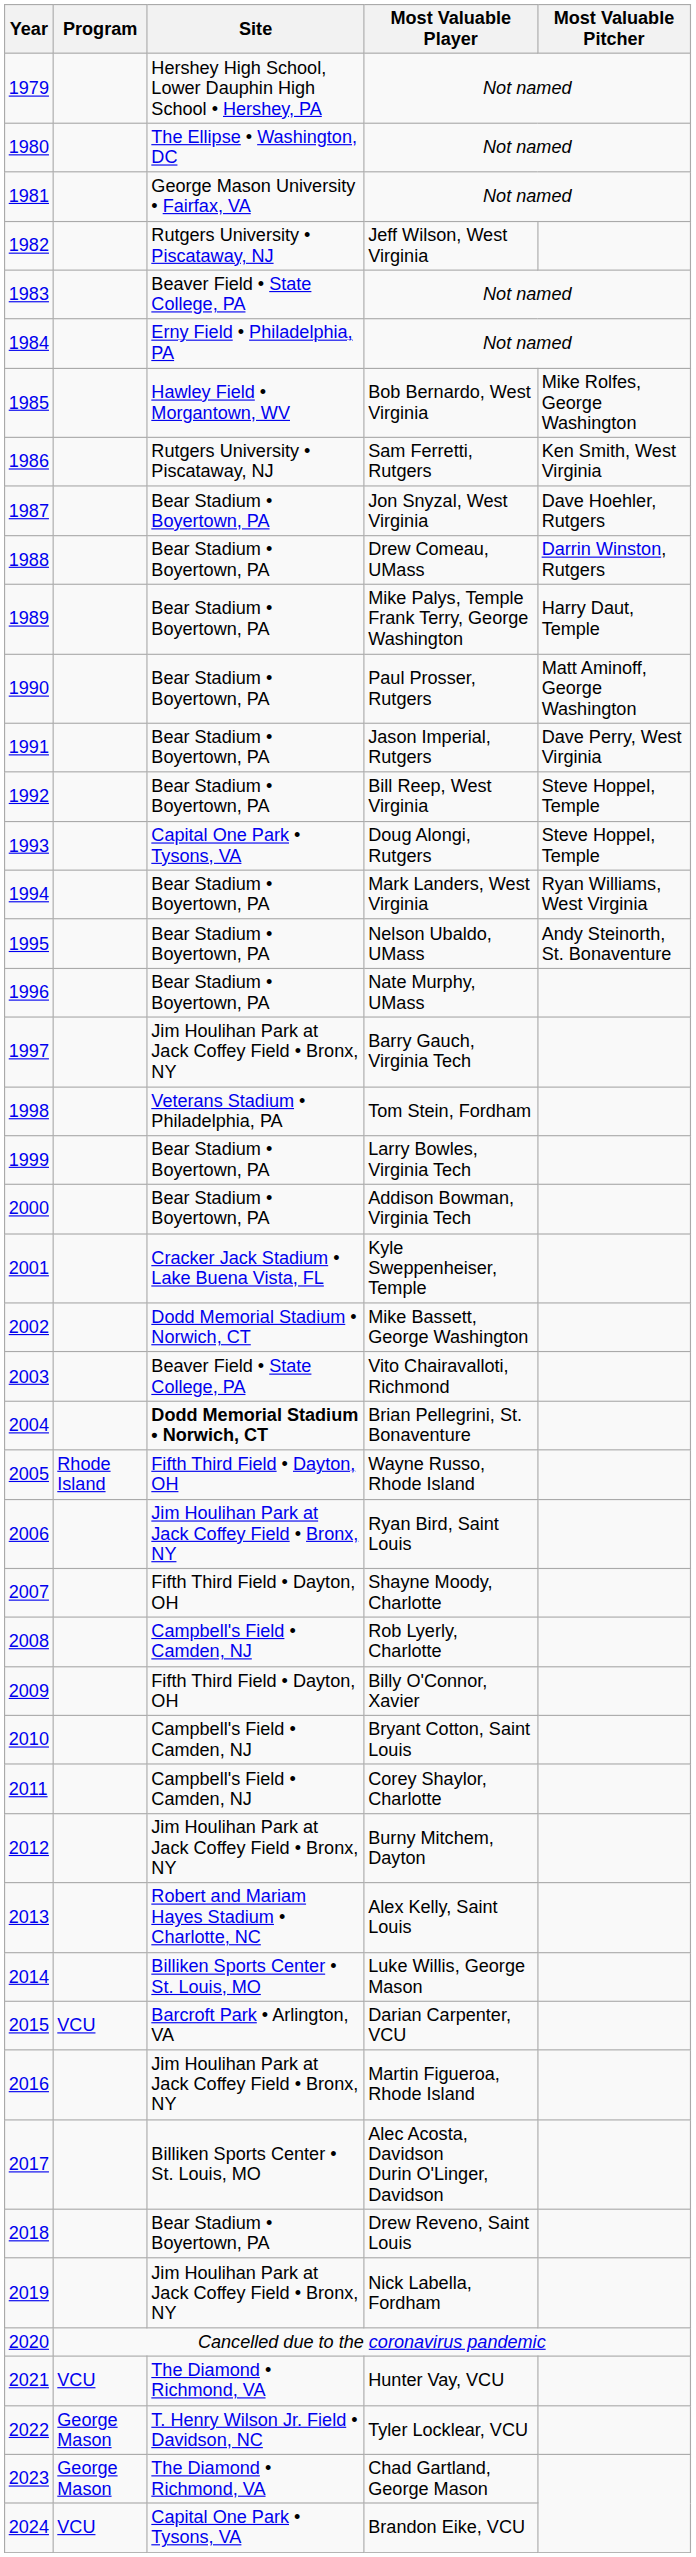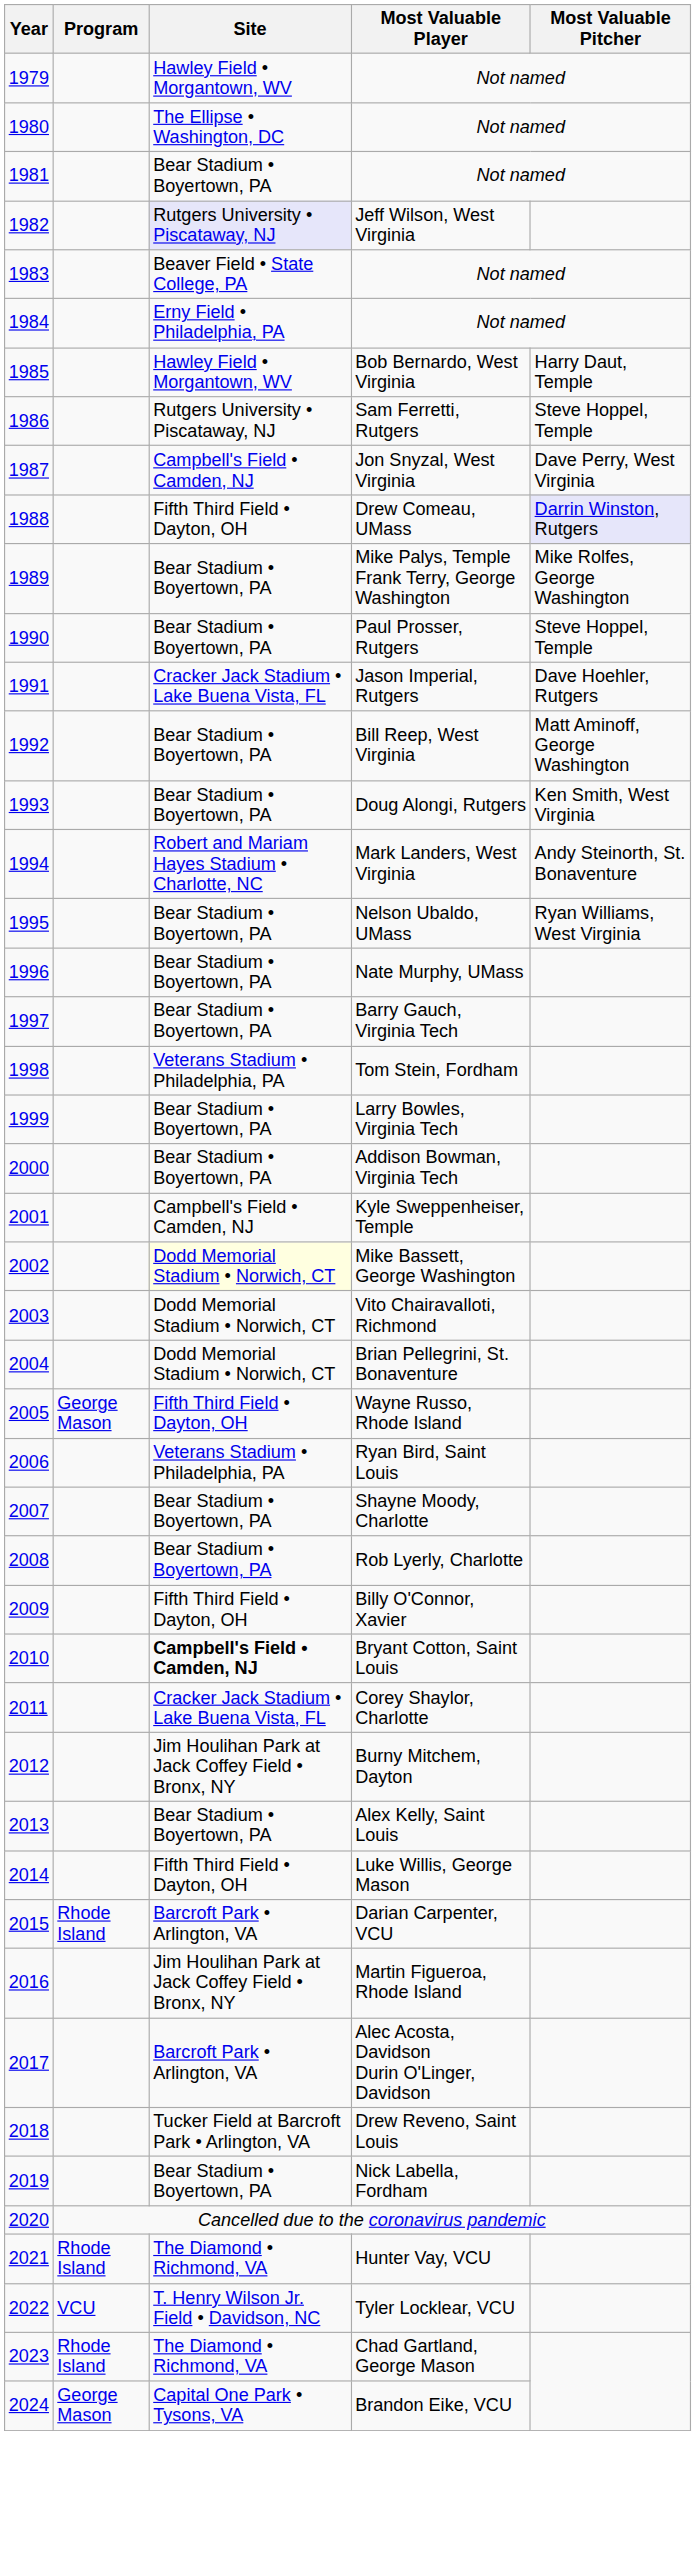(239, 88) Hershey High School, Lower Dauphin High School • Hershey, PA -> (223, 78) Hawley Field • Morgantown, WV
(253, 196) George Mason University • Fairfax, VA -> (214, 176) Bear Stadium • Boyertown, PA
(231, 245) no background -> (233, 225) lavender background
(591, 402) Mike Rolfes, George Washington -> (581, 372) Harry Daut, Temple
(609, 461) Ken Smith, West Virginia -> (591, 421) Steve Hoppel, Temple
(212, 510) Bear Stadium • Boyertown, PA -> (225, 470) Campbell's Field • Camden, NJ
(599, 510) Dave Hoehler, Rutgers -> (605, 470) Dave Perry, West Virginia
(212, 559) Bear Stadium • Boyertown, PA -> (222, 519) Fifth Third Field • Dayton, OH
(604, 559) no background -> (597, 519) lavender background
(588, 619) Harry Daut, Temple -> (584, 578) Mike Rolfes, George Washington
(594, 688) Matt Aminoff, George Washington -> (591, 637) Steve Hoppel, Temple
(212, 747) Bear Stadium • Boyertown, PA -> (247, 686) Cracker Jack Stadium • Lake Buena Vista, FL
(612, 747) Dave Perry, West Virginia -> (592, 686) Dave Hoehler, Rutgers
(598, 796) Steve Hoppel, Temple -> (587, 745) Matt Aminoff, George Washington
(226, 845) Capital One Park • Tysons, VA -> (214, 804) Bear Stadium • Boyertown, PA
(598, 845) Steve Hoppel, Temple -> (602, 804) Ken Smith, West Virginia
(212, 894) Bear Stadium • Boyertown, PA -> (231, 864) Robert and Mariam Hayes Stadium • Charlotte, NC
(601, 894) Ryan Williams, West Virginia -> (610, 864) Andy Steinorth, St. Bonaventure
(606, 943) Andy Steinorth, St. Bonaventure -> (594, 923) Ryan Williams, West Virginia
(255, 1051) Jim Houlihan Park at Jack Coffey Field • Bronx, NY -> (214, 1021) Bear Stadium • Boyertown, PA
(245, 1268) Cracker Jack Stadium • Lake Buena Vista, FL -> (225, 1217) Campbell's Field • Camden, NJ
(254, 1327) no background -> (244, 1266) lightyellow background
(231, 1376) Beaver Field • State College, PA -> (244, 1315) Dodd Memorial Stadium • Norwich, CT
(255, 1425) bold -> (244, 1364) normal
(84, 1474) Rhode Island -> (87, 1413) George Mason
(255, 1533) Jim Houlihan Park at Jack Coffey Field • Bronx, NY -> (230, 1462) Veterans Stadium • Philadelphia, PA
(253, 1592) Fifth Third Field • Dayton, OH -> (214, 1511) Bear Stadium • Boyertown, PA
(224, 1641) Campbell's Field • Camden, NJ -> (214, 1560) Bear Stadium • Boyertown, PA
(224, 1739) normal -> (230, 1658) bold
(224, 1788) Campbell's Field • Camden, NJ -> (247, 1707) Cracker Jack Stadium • Lake Buena Vista, FL
(229, 1917) Robert and Mariam Hayes Stadium • Charlotte, NC -> (214, 1825) Bear Stadium • Boyertown, PA
(244, 1976) Billiken Sports Center • St. Louis, MO -> (222, 1874) Fifth Third Field • Dayton, OH
(76, 2025) VCU -> (84, 1923) Rhode Island
(244, 2164) Billiken Sports Center • St. Louis, MO -> (212, 2062) Barcroft Park • Arlington, VA
(212, 2233) Bear Stadium • Boyertown, PA -> (247, 2131) Tucker Field at Barcroft Park • Arlington, VA
(255, 2292) Jim Houlihan Park at Jack Coffey Field • Bronx, NY -> (214, 2180) Bear Stadium • Boyertown, PA
(76, 2380) VCU -> (84, 2258) Rhode Island
(87, 2429) George Mason -> (76, 2307) VCU
(87, 2478) George Mason -> (84, 2356) Rhode Island
(76, 2527) VCU -> (87, 2405) George Mason
